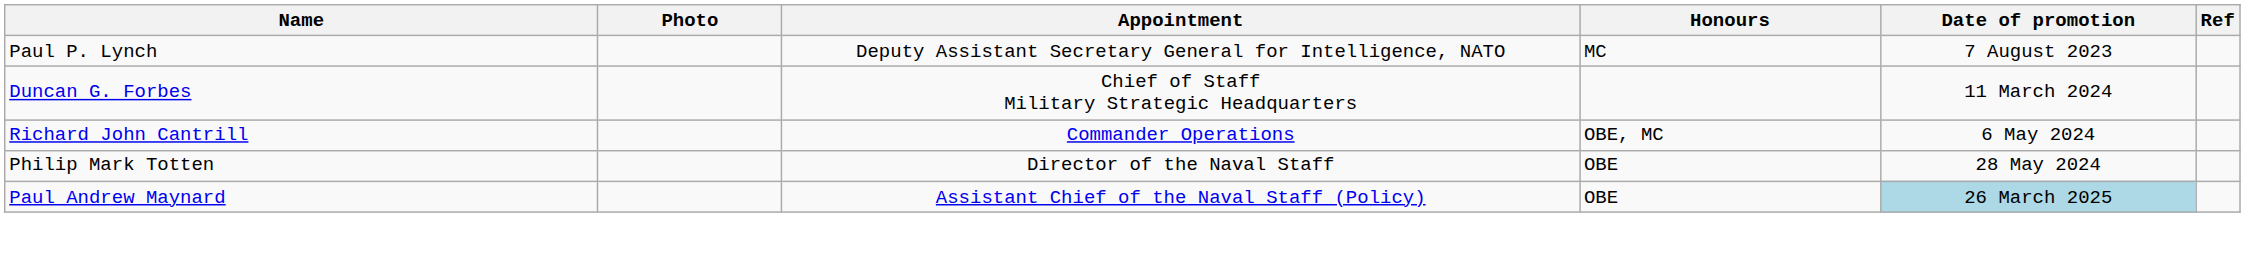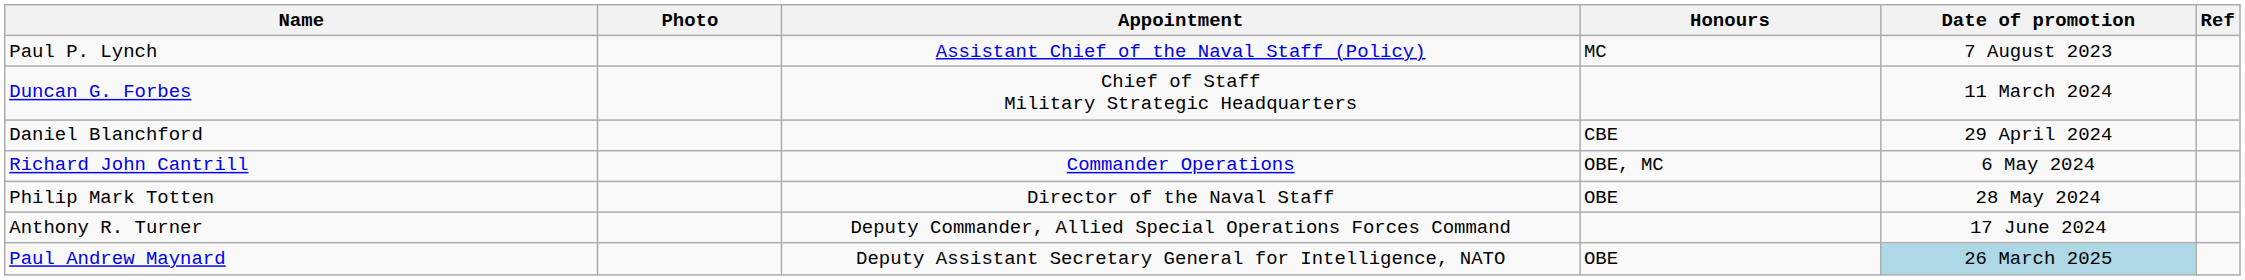(1181, 51) Deputy Assistant Secretary General for Intelligence, NATO -> (1181, 51) Assistant Chief of the Naval Staff (Policy)
+ row: (106, 135)
+ row: (106, 228)
(1181, 197) Assistant Chief of the Naval Staff (Policy) -> (1181, 259) Deputy Assistant Secretary General for Intelligence, NATO
